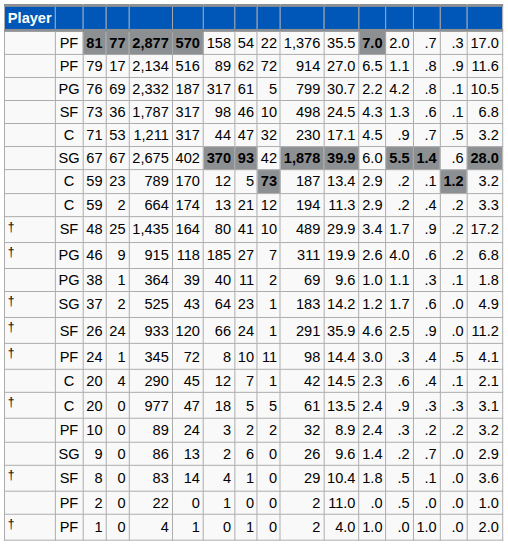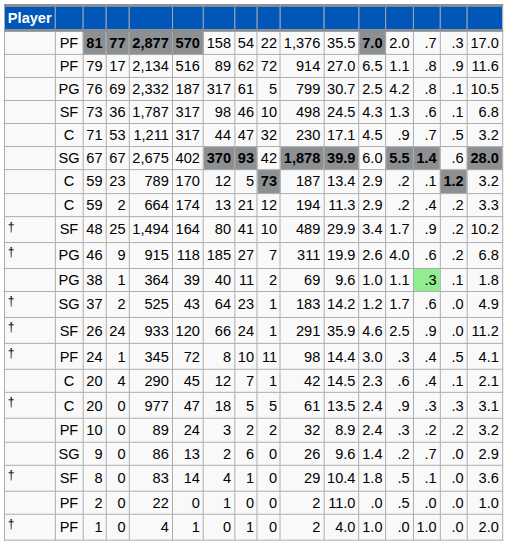(372, 89) 2.2 -> (372, 89) 2.5
(151, 229) 1,435 -> (151, 229) 1,494
(485, 229) 17.2 -> (485, 229) 10.2
(431, 280) no background -> (431, 280) lightgreen background
